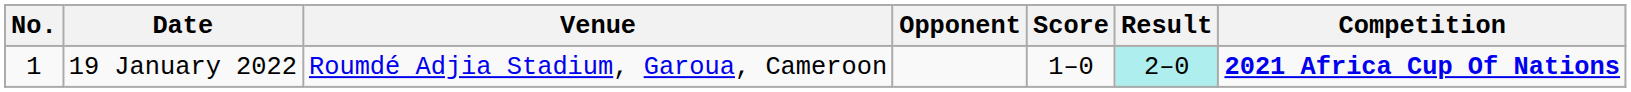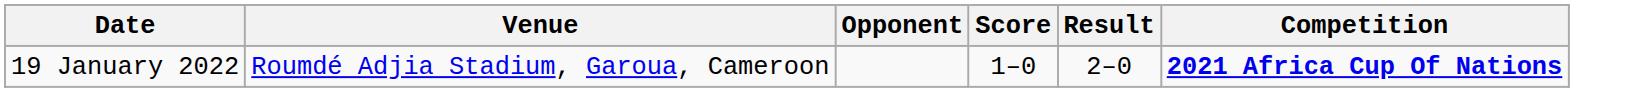- column: (34, 26)
(1167, 67) paleturquoise background -> (1109, 67) no background
